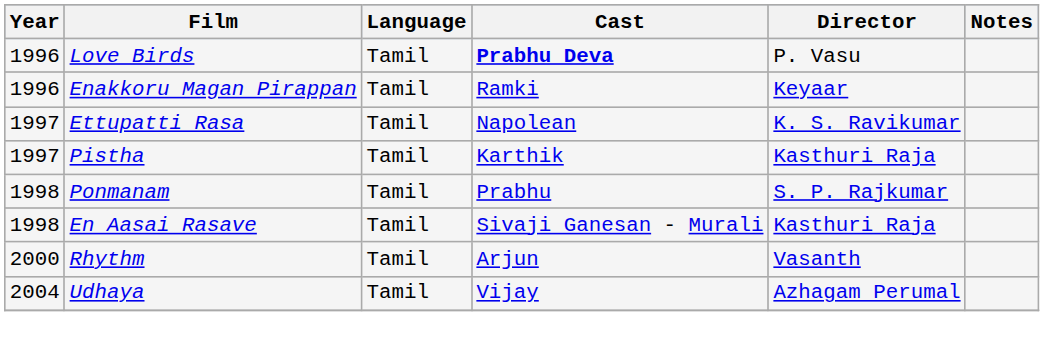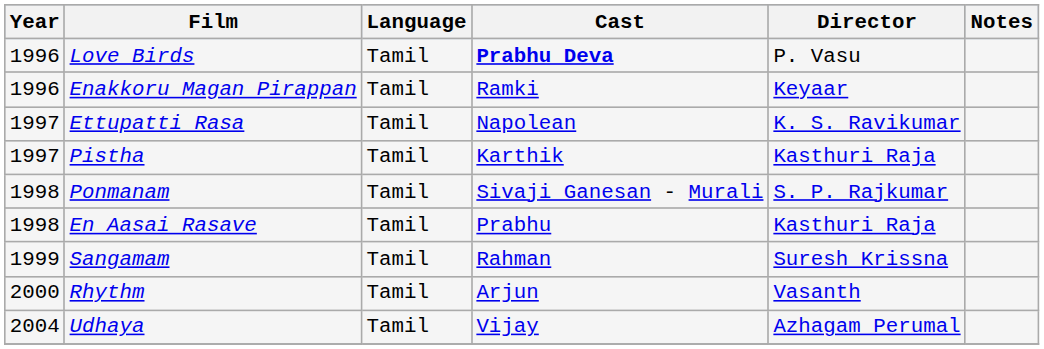(514, 191) Prabhu -> (620, 191) Sivaji Ganesan - Murali
(620, 225) Sivaji Ganesan - Murali -> (514, 225) Prabhu
+ row: (120, 259)
